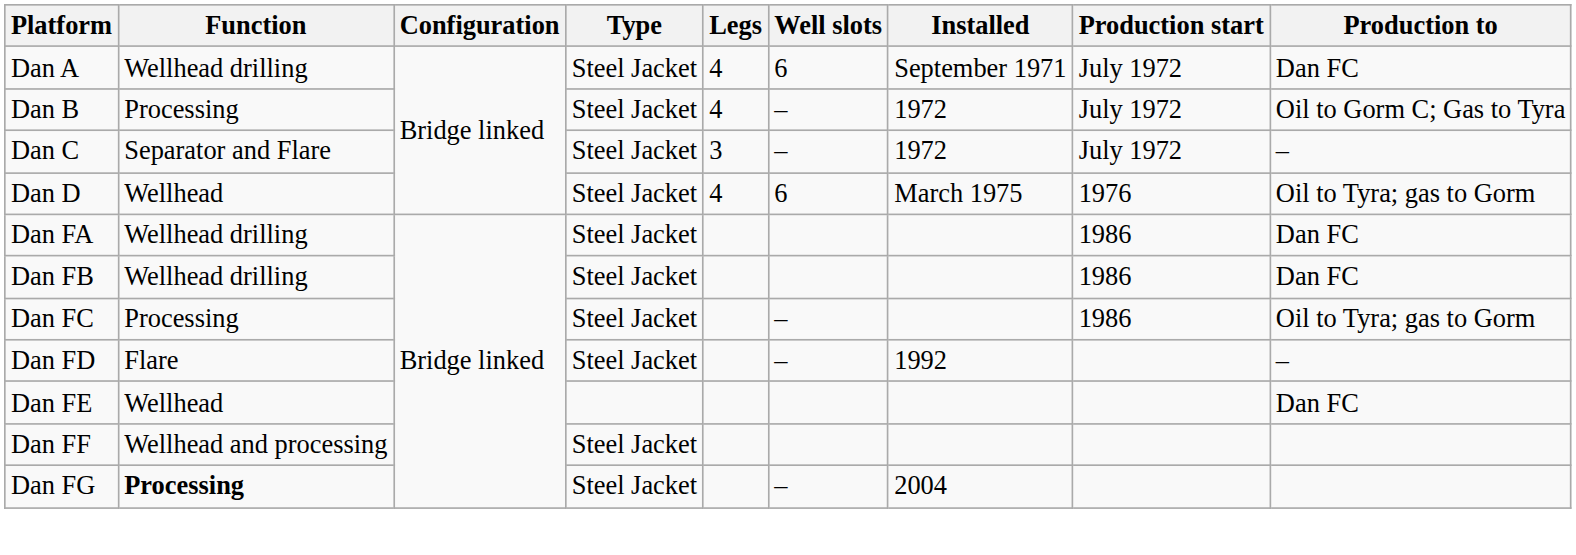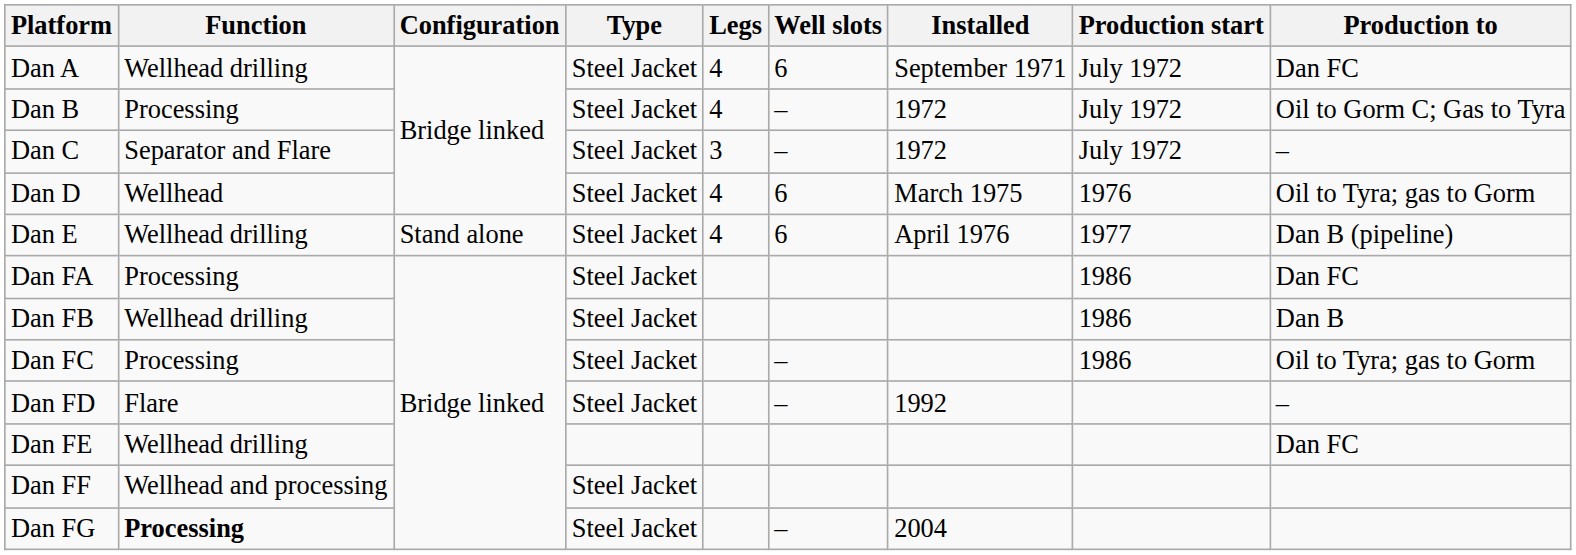+ row: (44, 234)
(216, 234) Wellhead drilling -> (181, 276) Processing
(1317, 276) Dan FC -> (1310, 318) Dan B
(174, 402) Wellhead -> (216, 444) Wellhead drilling
